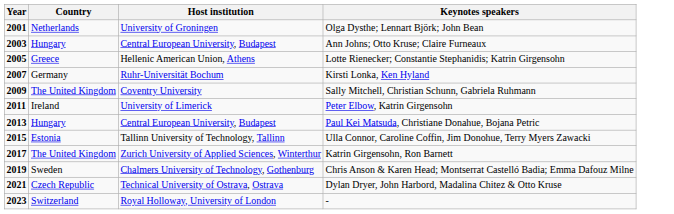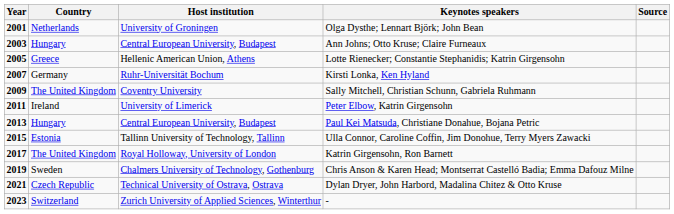+ column: (653, 12)
(221, 153) Zurich University of Applied Sciences, Winterthur -> (198, 153) Royal Holloway, University of London
(198, 201) Royal Holloway, University of London -> (221, 201) Zurich University of Applied Sciences, Winterthur
